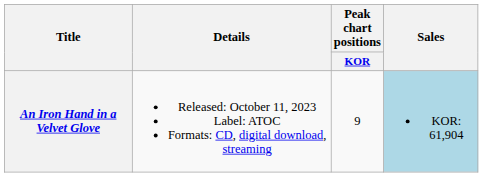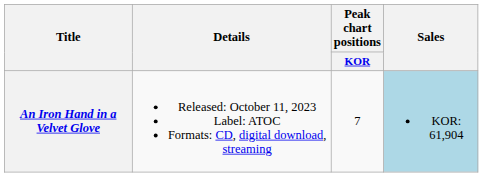(357, 121) 9 -> (357, 121) 7
